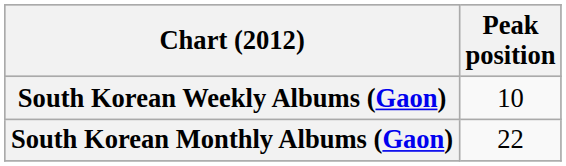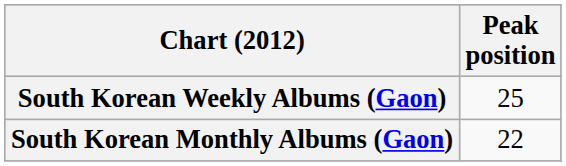(510, 97) 10 -> (510, 97) 25
